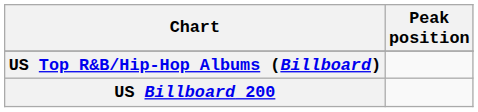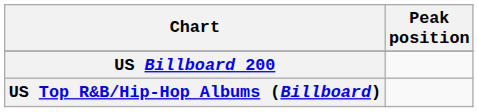rows swapped: (195, 92) <-> (195, 65)
